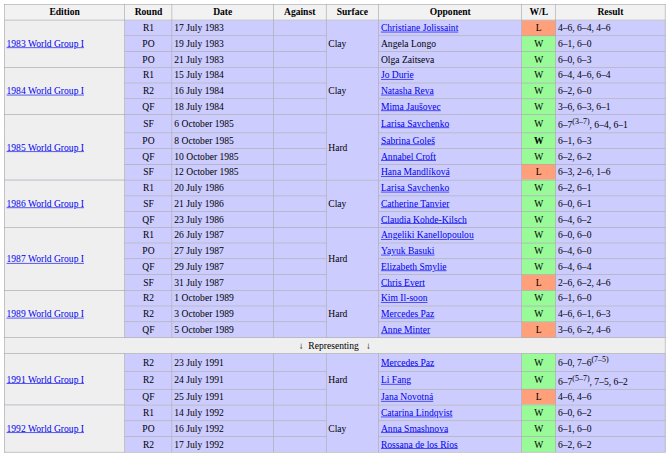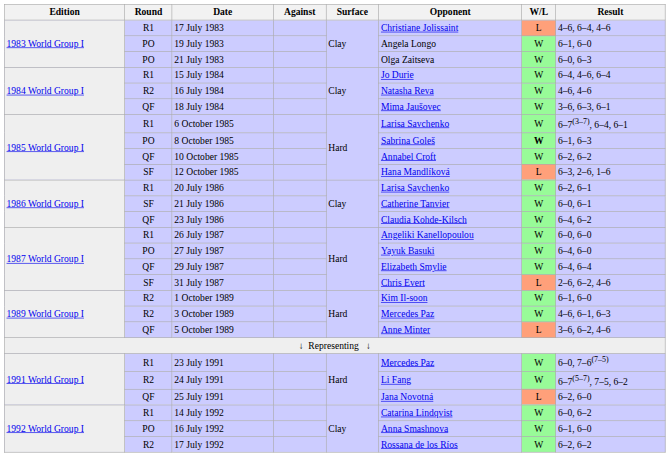(575, 91) 6–2, 6–0 -> (575, 91) 4–6, 4–6
(148, 124) SF -> (148, 124) R1
(148, 362) R2 -> (148, 362) R1
(575, 397) 4–6, 4–6 -> (575, 397) 6–2, 6–0
